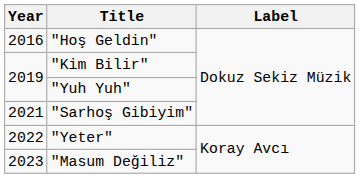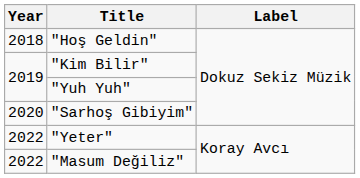(26, 41) 2016 -> (26, 41) 2018
(26, 113) 2021 -> (26, 113) 2020
(26, 162) 2023 -> (26, 162) 2022
